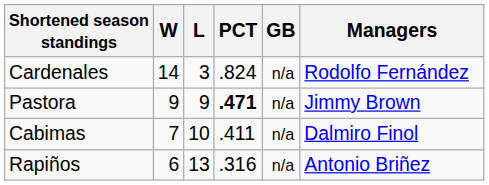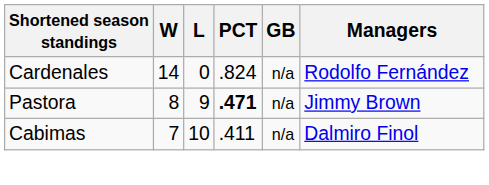(199, 72) 3 -> (199, 72) 0
(169, 103) 9 -> (169, 103) 8
- row: (45, 164)
